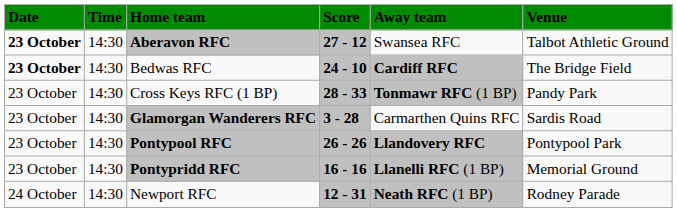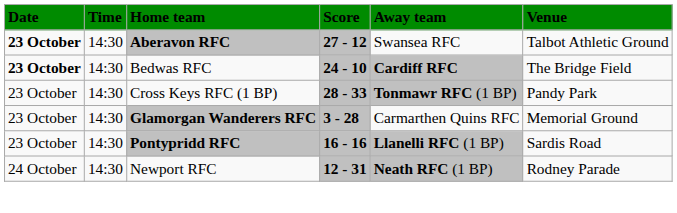(564, 118) Sardis Road -> (582, 118) Memorial Ground
- row: (181, 143)
(582, 169) Memorial Ground -> (564, 143) Sardis Road
